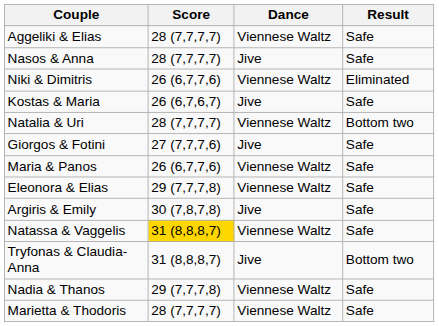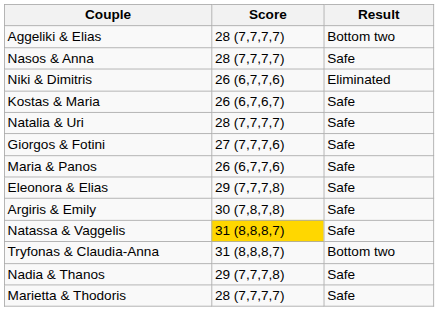- column: (288, 15)
(360, 36) Safe -> (361, 36) Bottom two
(380, 123) Bottom two -> (341, 123) Safe
